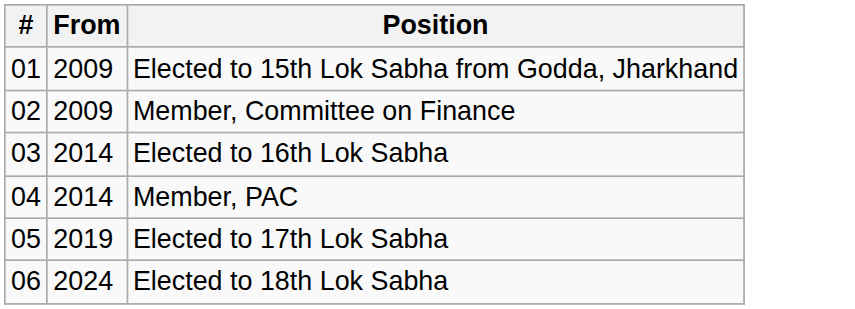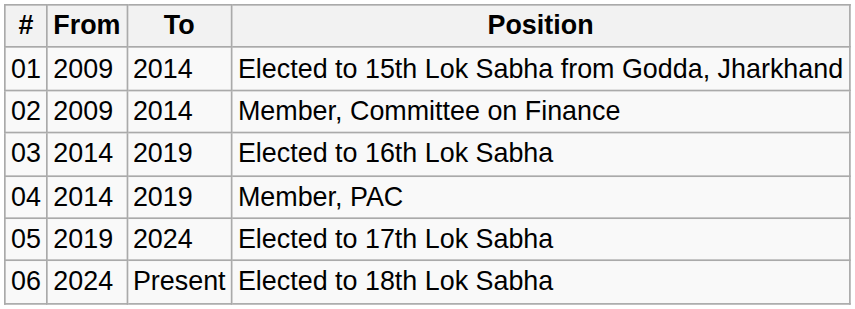+ column: (179, 25)
